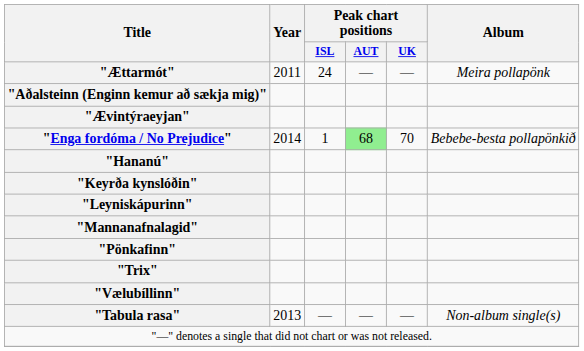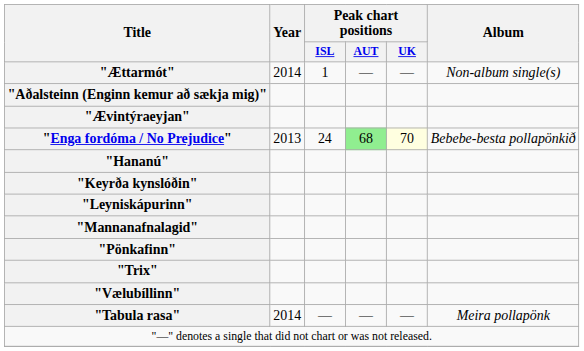(287, 72) 2011 -> (287, 72) 2014
(325, 72) 24 -> (325, 72) 1
(503, 72) Meira pollapönk -> (503, 72) Non-album single(s)
(287, 139) 2014 -> (287, 139) 2013
(325, 139) 1 -> (325, 139) 24
(407, 139) no background -> (407, 139) lightyellow background
(287, 315) 2013 -> (287, 315) 2014
(503, 315) Non-album single(s) -> (503, 315) Meira pollapönk
